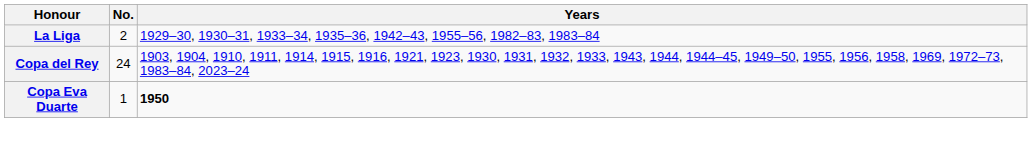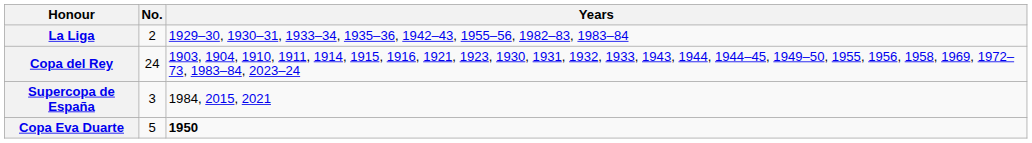+ row: (71, 99)
(123, 99) 1 -> (152, 127) 5
